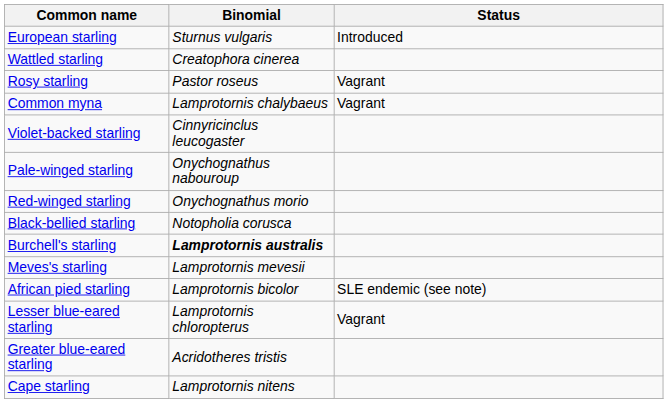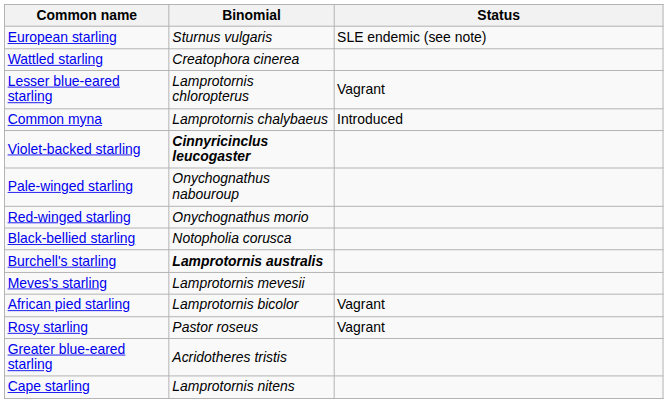(370, 37) Introduced -> (412, 37) SLE endemic (see note)
rows swapped: (48, 81) <-> (64, 319)
(361, 103) Vagrant -> (370, 119) Introduced
(215, 133) normal -> (220, 149) bold
(412, 289) SLE endemic (see note) -> (361, 305) Vagrant
